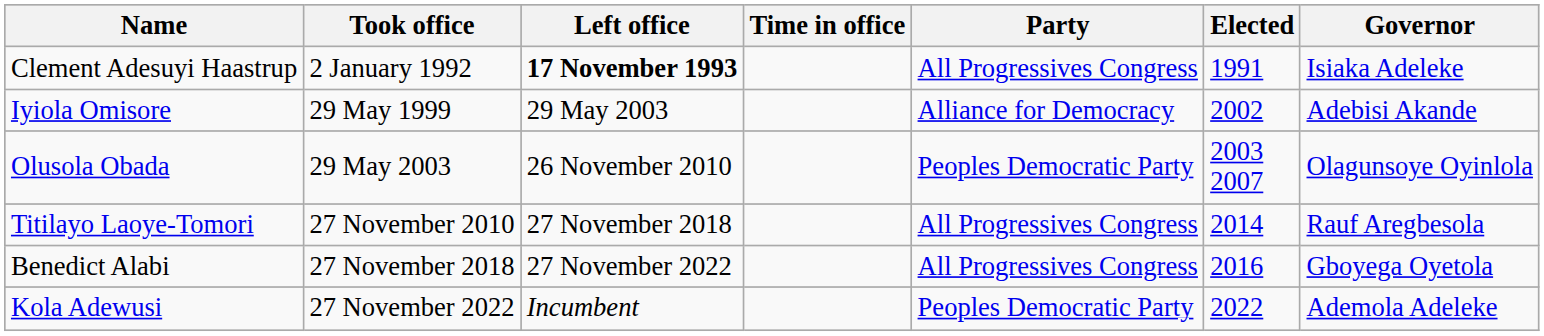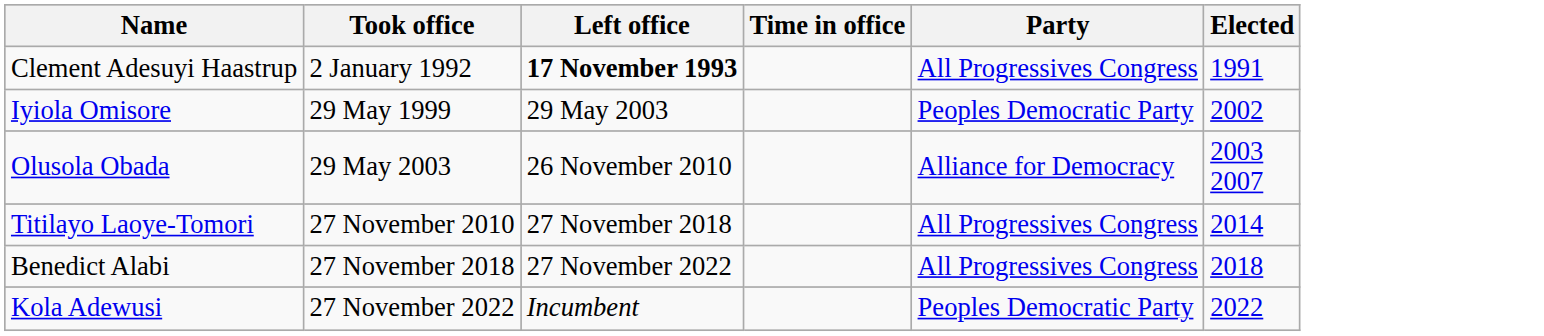- column: (1420, 25)
(1046, 109) Alliance for Democracy -> (1055, 109) Peoples Democratic Party
(1055, 166) Peoples Democratic Party -> (1046, 166) Alliance for Democracy
(1237, 266) 2016 -> (1237, 266) 2018
